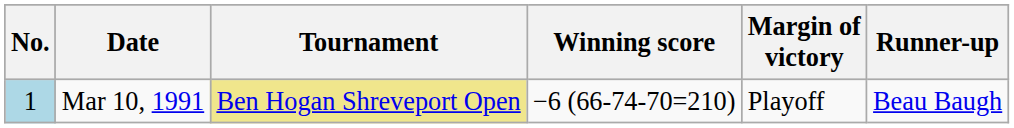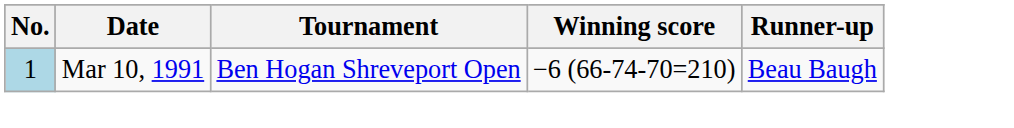- column: (804, 41)
(369, 100) khaki background -> (369, 69) no background
